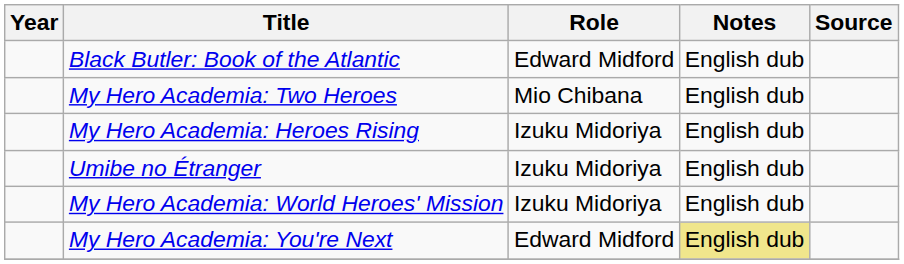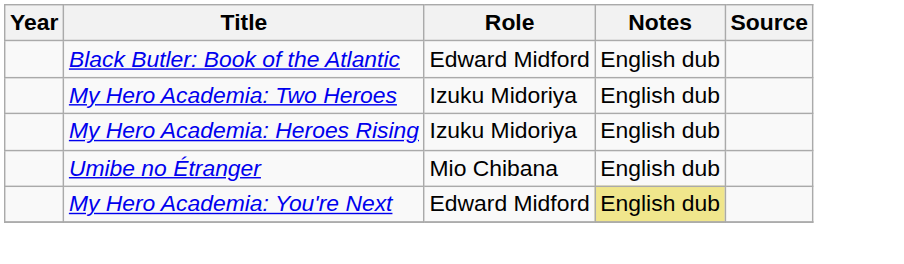(578, 95) Mio Chibana -> (503, 95) Izuku Midoriya
(588, 167) Izuku Midoriya -> (494, 167) Mio Chibana
- row: (286, 204)
